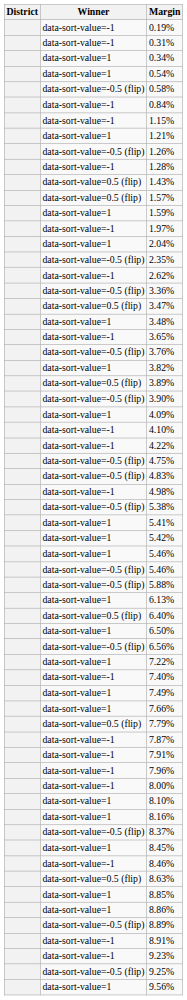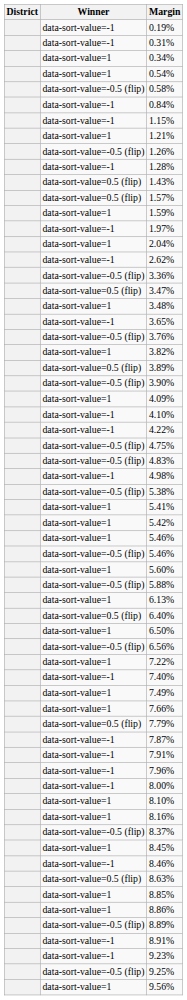- row: (93, 259)
+ row: (77, 569)
